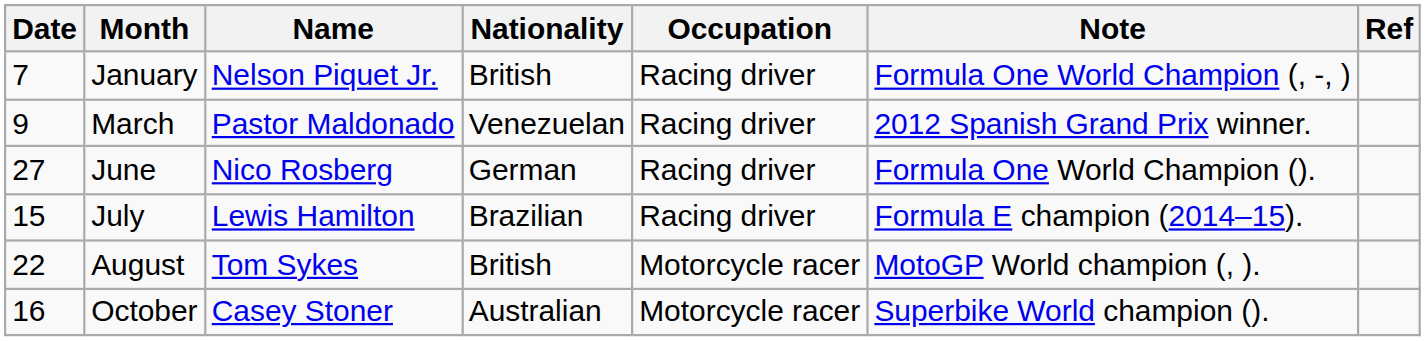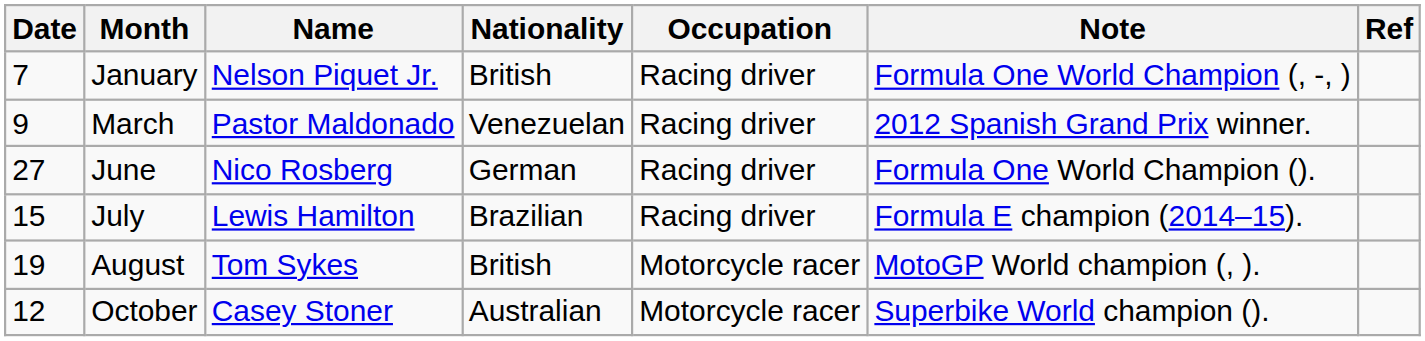(29, 264) 22 -> (29, 264) 19
(29, 311) 16 -> (29, 311) 12
